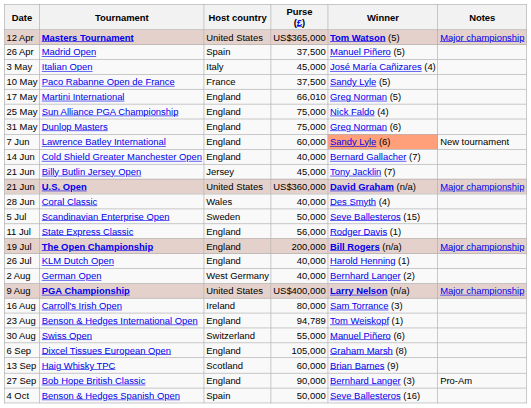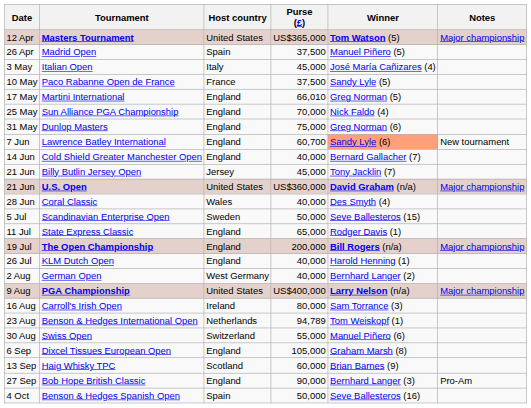(311, 112) 75,000 -> (311, 112) 70,000
(311, 142) 60,000 -> (311, 142) 60,700
(311, 231) 56,000 -> (311, 231) 65,000
(224, 321) England -> (232, 321) Netherlands
